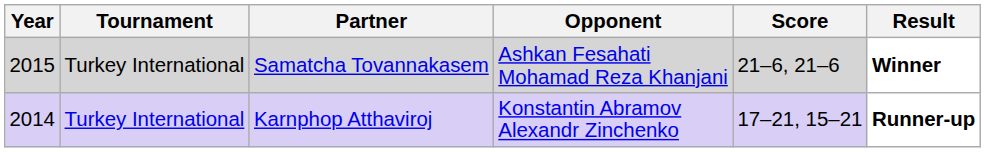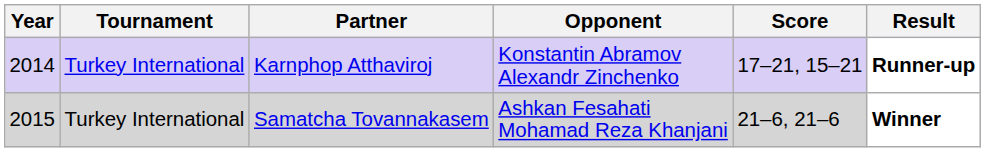rows swapped: (343, 120) <-> (371, 65)
